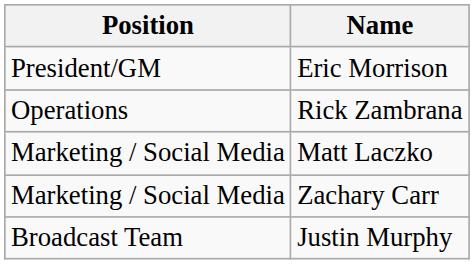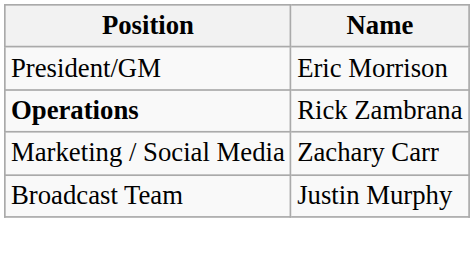(70, 110) normal -> (75, 110) bold
- row: (365, 152)
